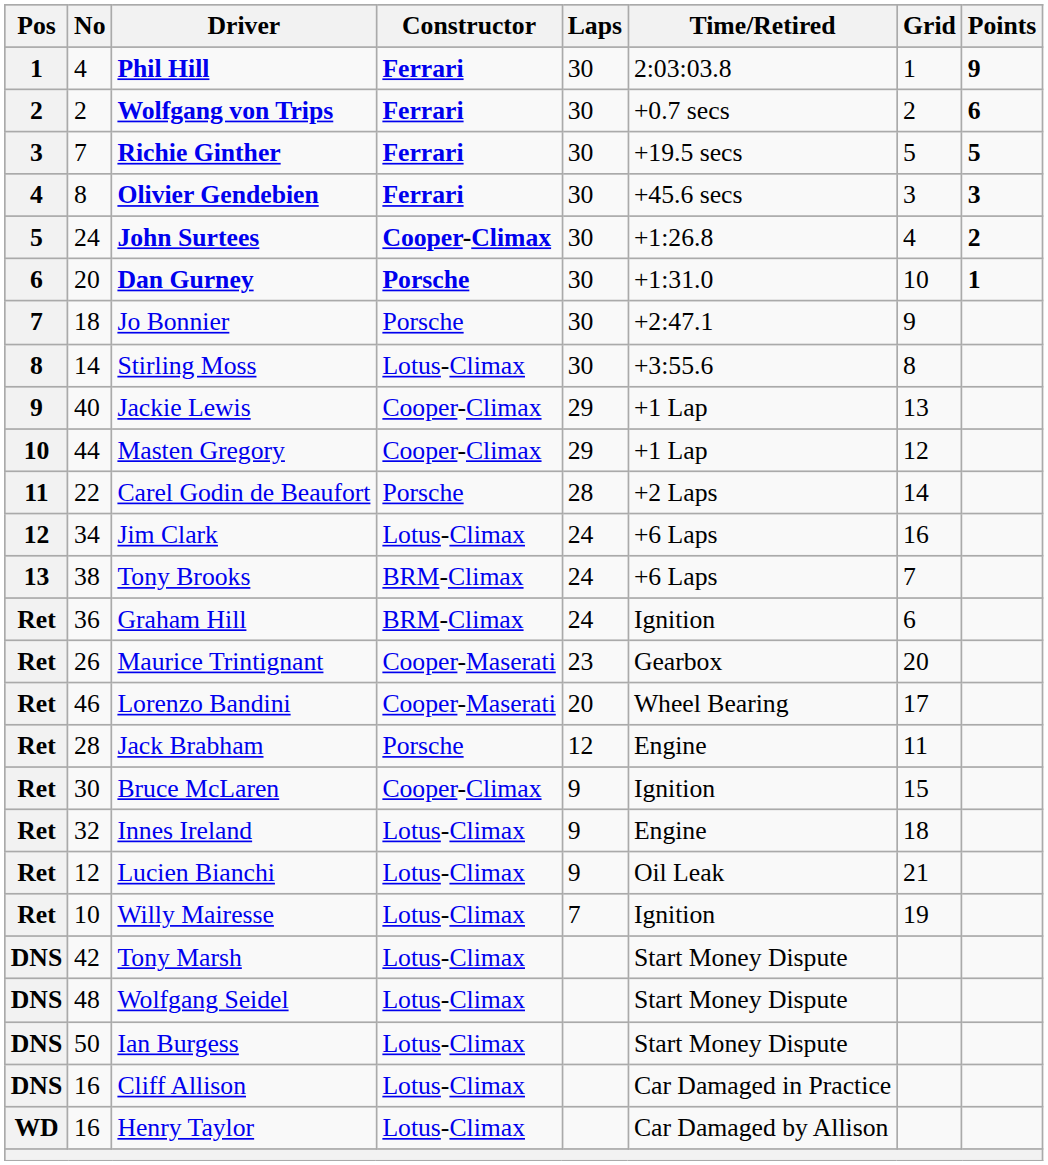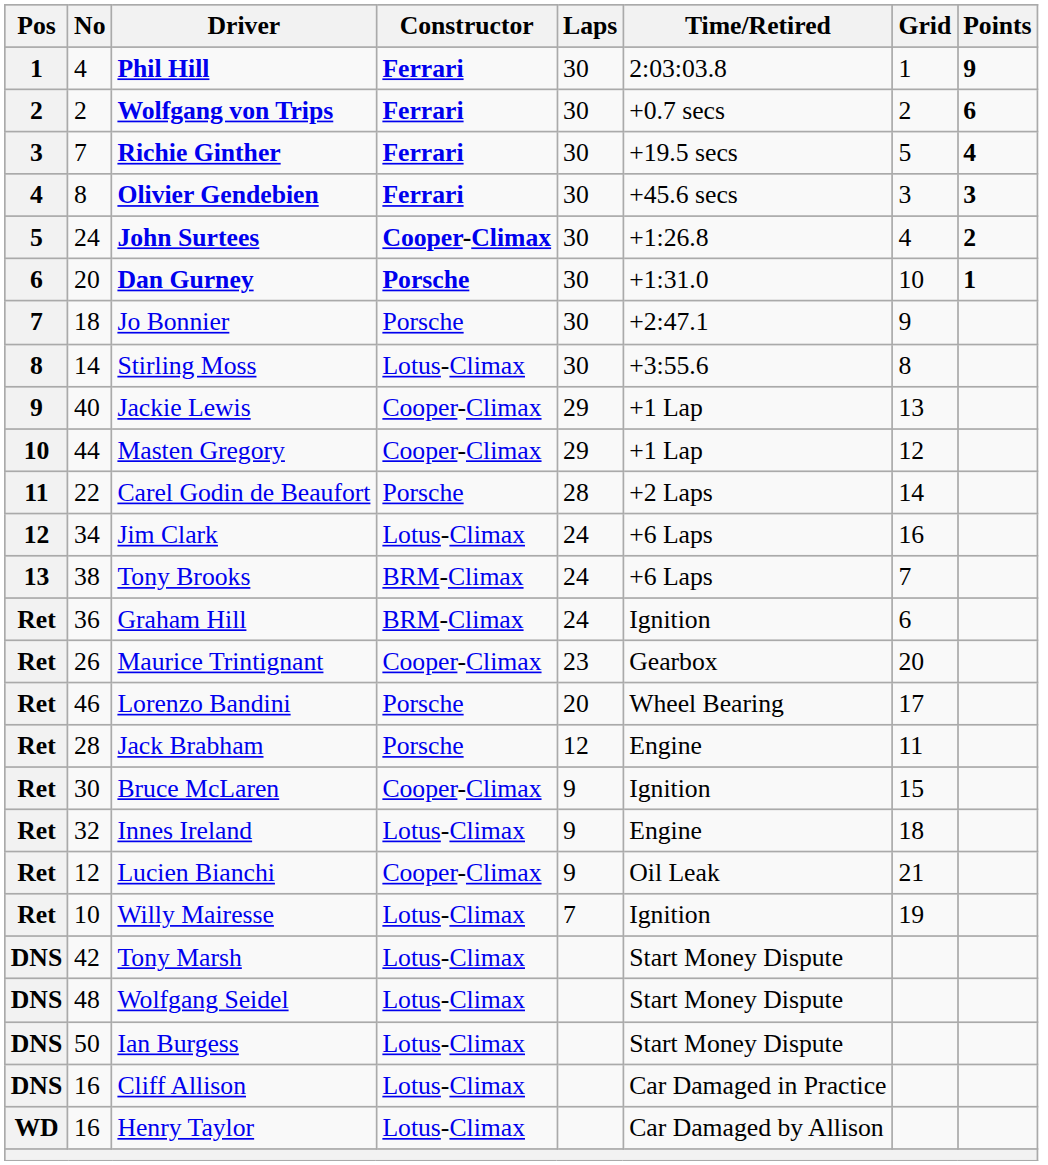(974, 152) 5 -> (970, 152) 4
(469, 661) Cooper-Maserati -> (462, 661) Cooper-Climax
(469, 703) Cooper-Maserati -> (423, 703) Porsche
(454, 872) Lotus-Climax -> (462, 872) Cooper-Climax
